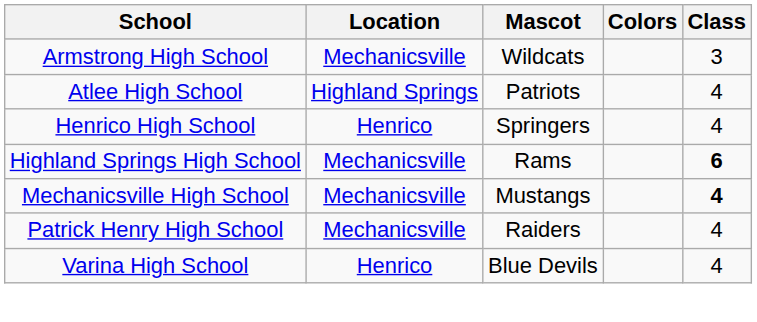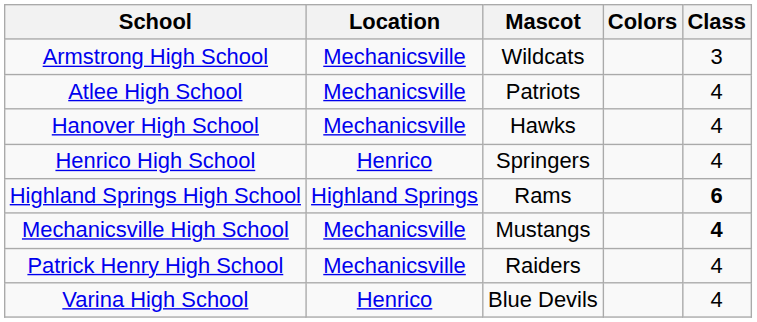(395, 91) Highland Springs -> (395, 91) Mechanicsville
+ row: (155, 126)
(395, 160) Mechanicsville -> (395, 195) Highland Springs
